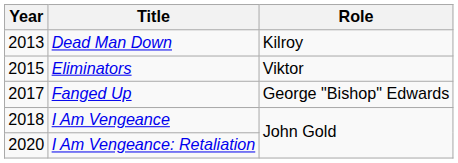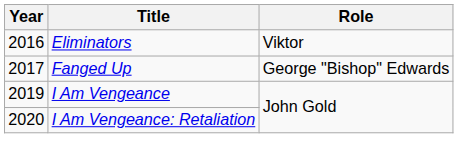- row: (112, 42)
(26, 68) 2015 -> (26, 42) 2016
(26, 119) 2018 -> (26, 94) 2019
